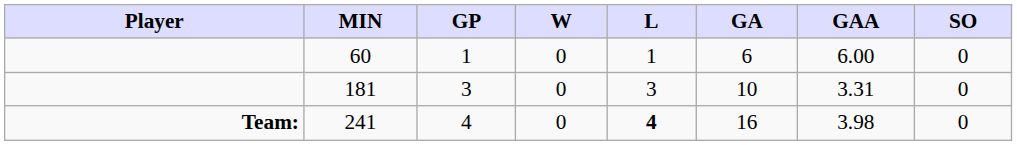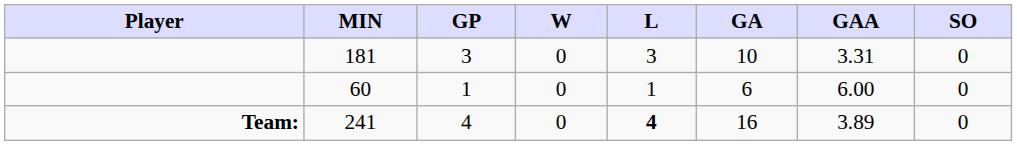rows swapped: (360, 88) <-> (360, 55)
(856, 122) 3.98 -> (856, 122) 3.89
